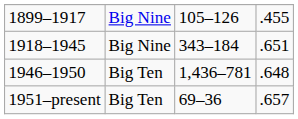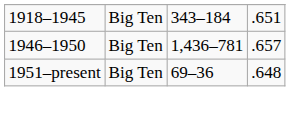- row: (47, 18)
(140, 45) Big Nine -> (136, 18) Big Ten
(274, 72) .648 -> (266, 45) .657
(274, 99) .657 -> (266, 72) .648
